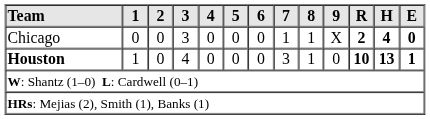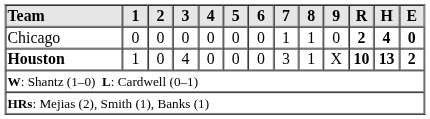(186, 37) 3 -> (186, 37) 0
(336, 37) X -> (336, 37) 0
(336, 59) 0 -> (336, 59) X
(412, 59) 1 -> (412, 59) 2
